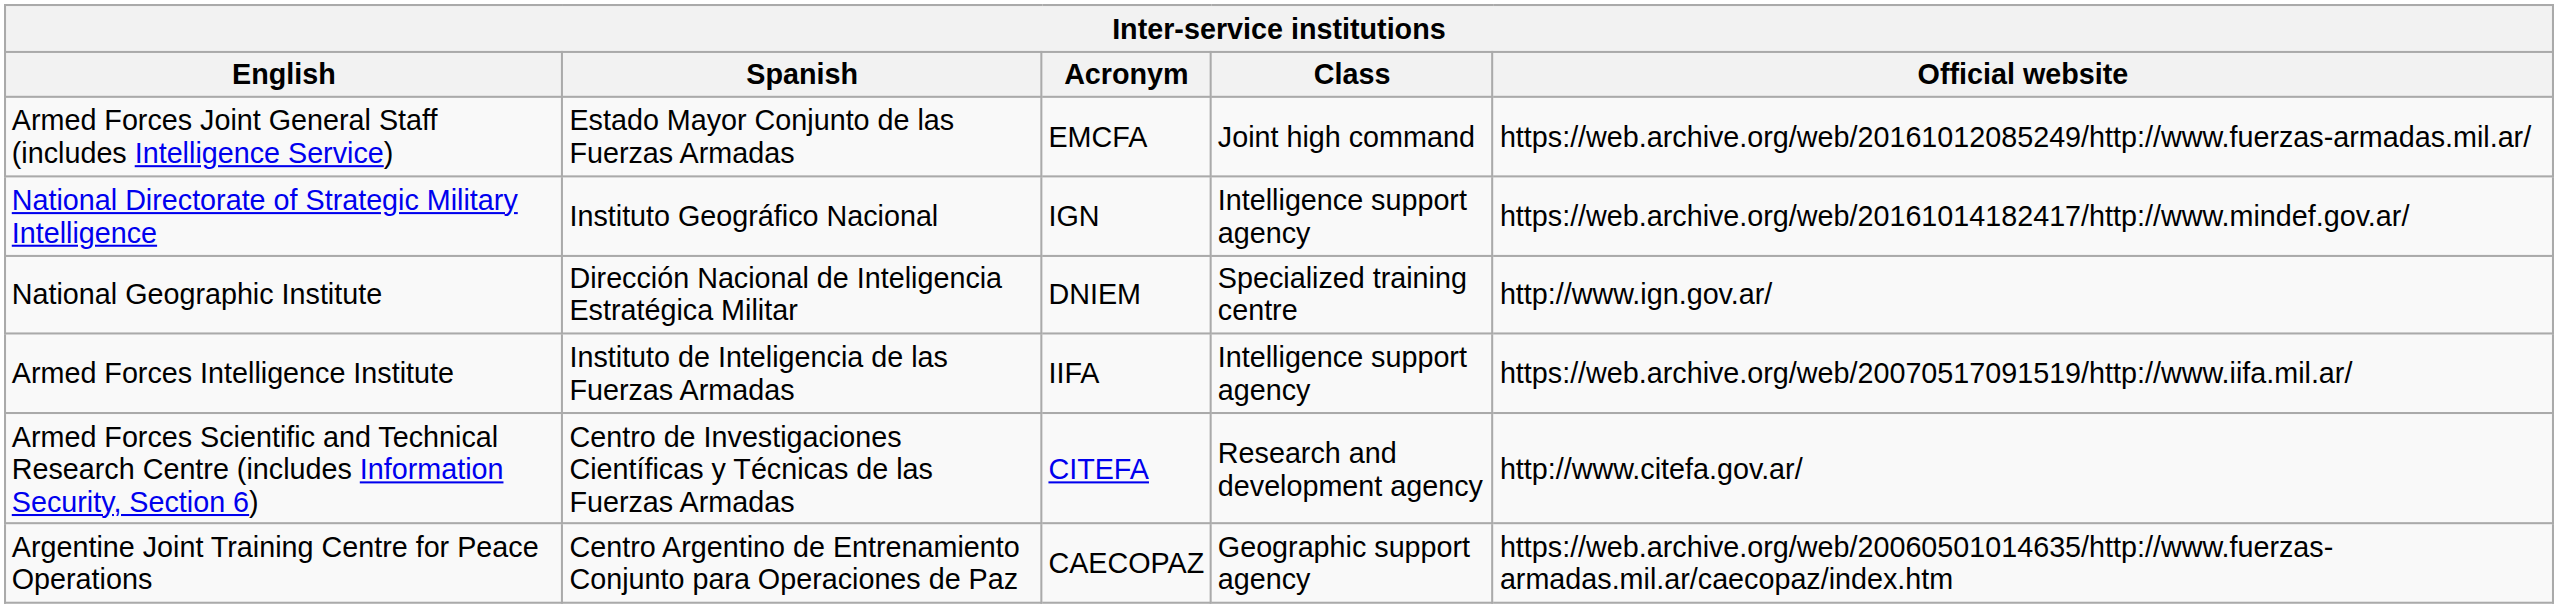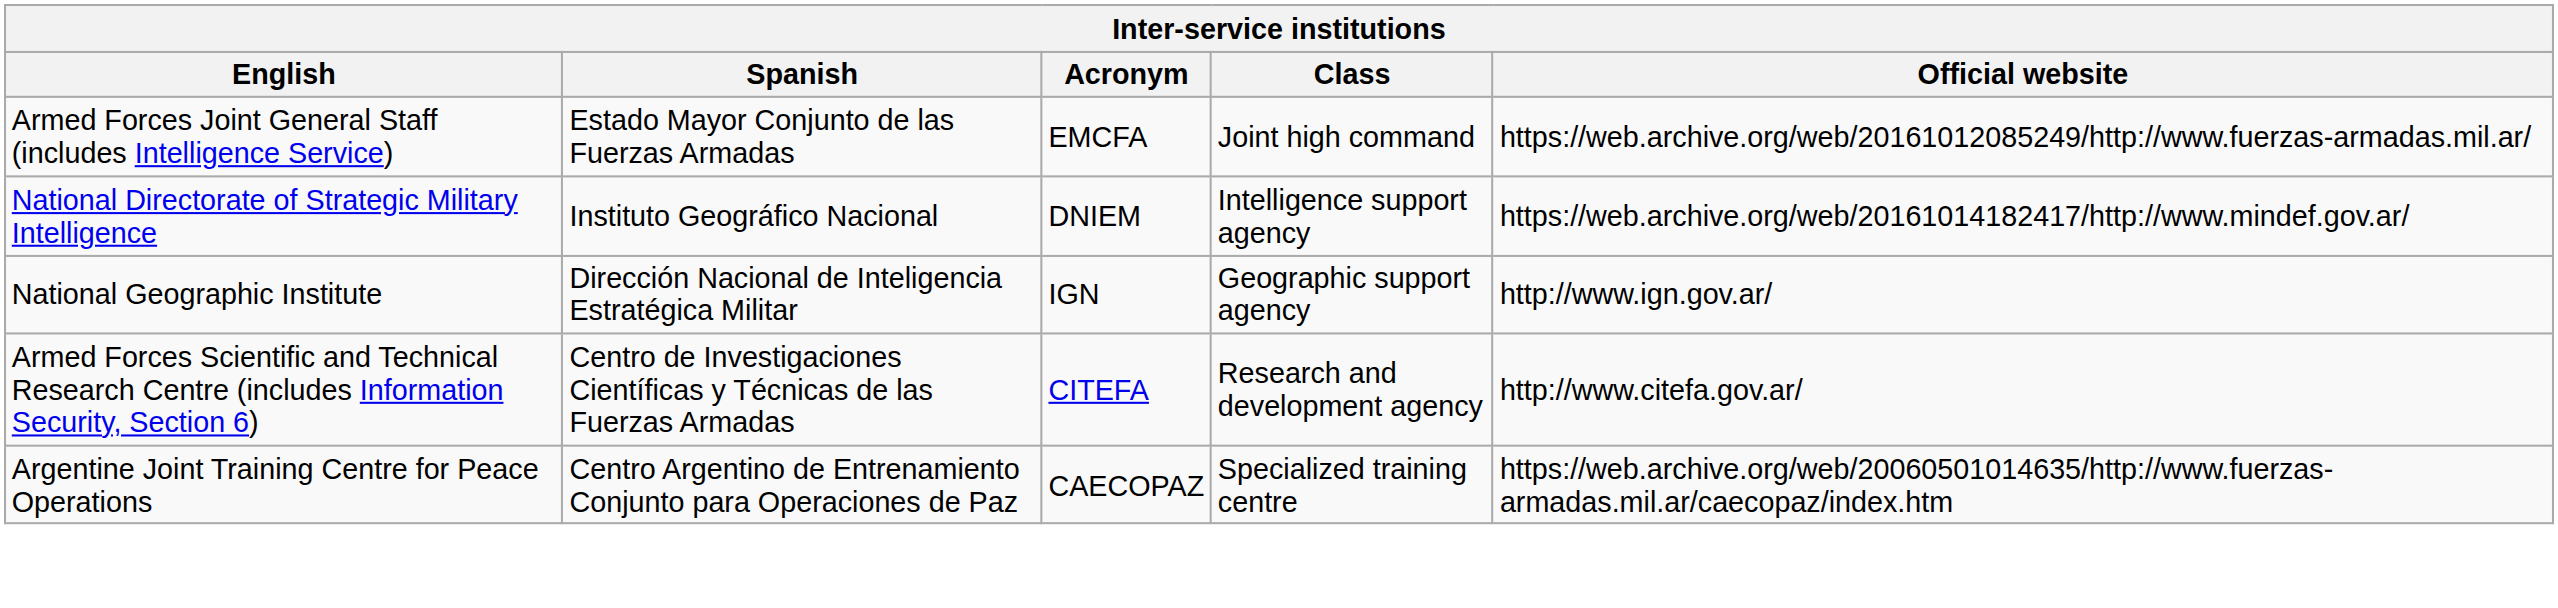(1074, 216) IGN -> (1095, 216) DNIEM
(1095, 294) DNIEM -> (1074, 294) IGN
(1342, 294) Specialized training centre -> (1344, 294) Geographic support agency
- row: (233, 373)
(1344, 563) Geographic support agency -> (1342, 485) Specialized training centre
